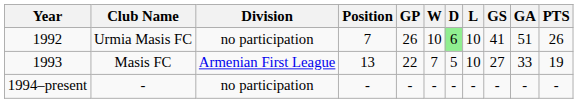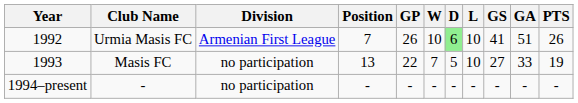(267, 39) no participation -> (267, 39) Armenian First League
(267, 62) Armenian First League -> (267, 62) no participation
